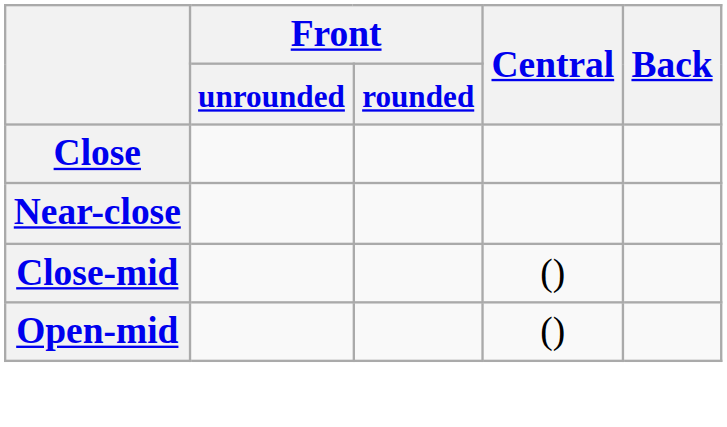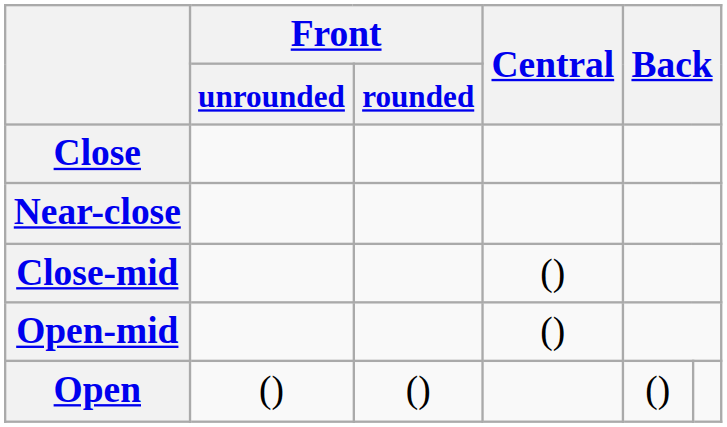+ row: (97, 390)
